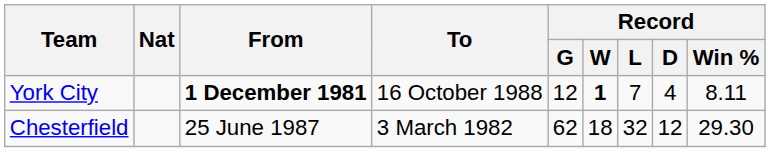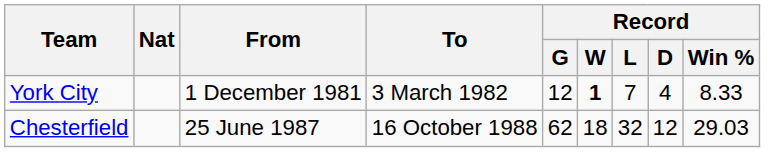(276, 92) bold -> (273, 92) normal
(460, 92) 16 October 1988 -> (440, 92) 3 March 1982
(726, 92) 8.11 -> (721, 92) 8.33
(445, 127) 3 March 1982 -> (455, 127) 16 October 1988
(726, 127) 29.30 -> (721, 127) 29.03
